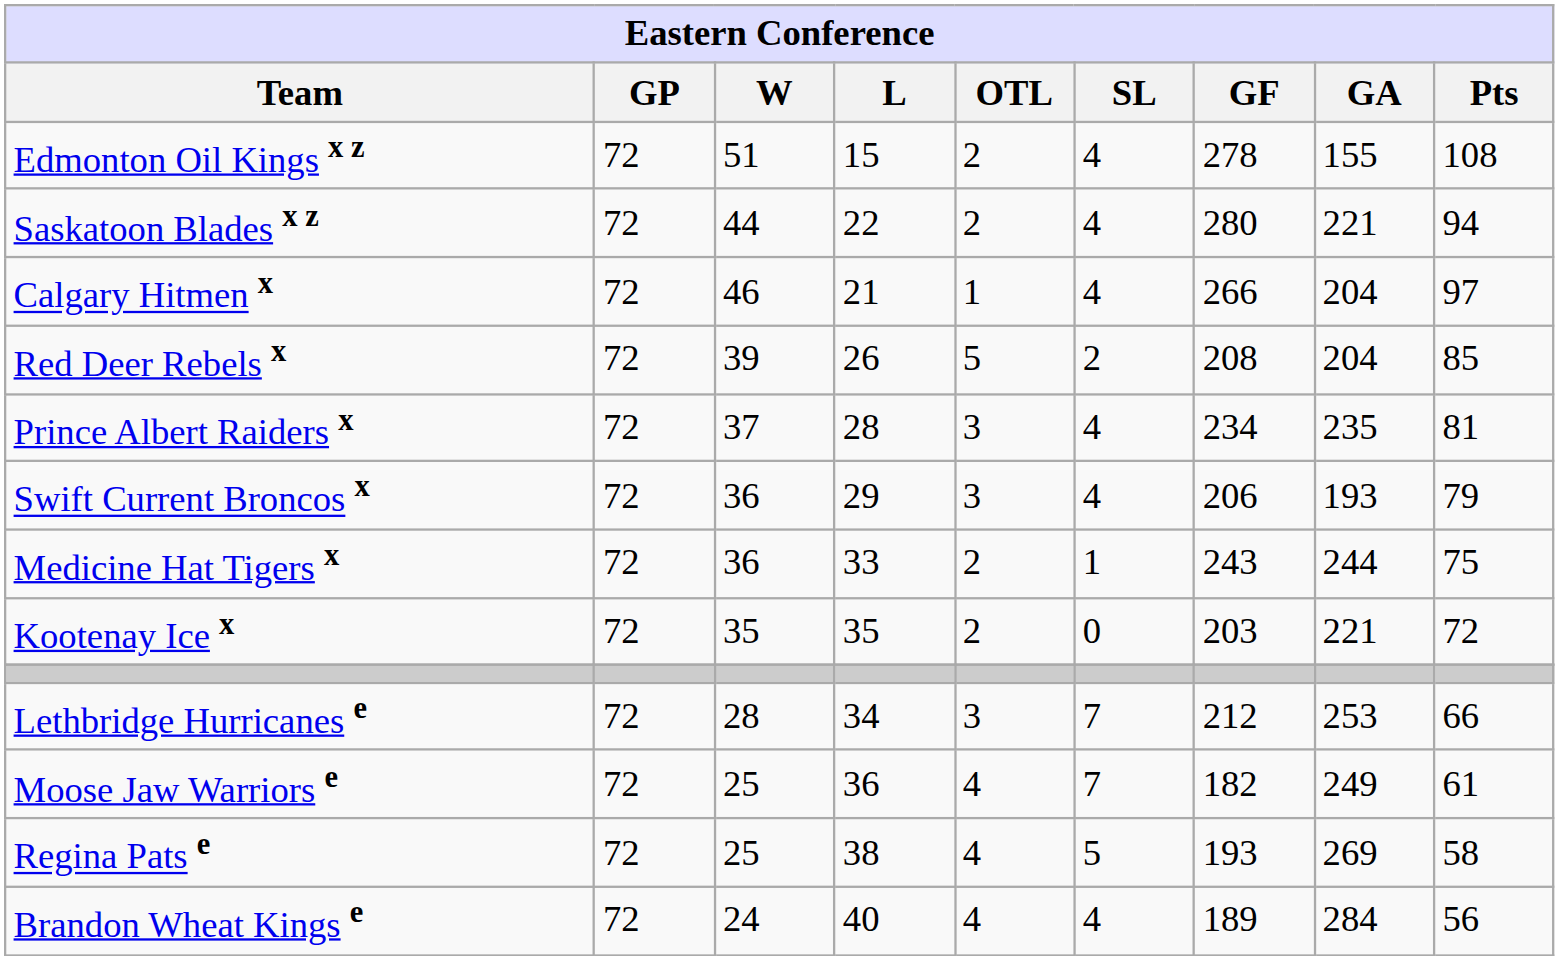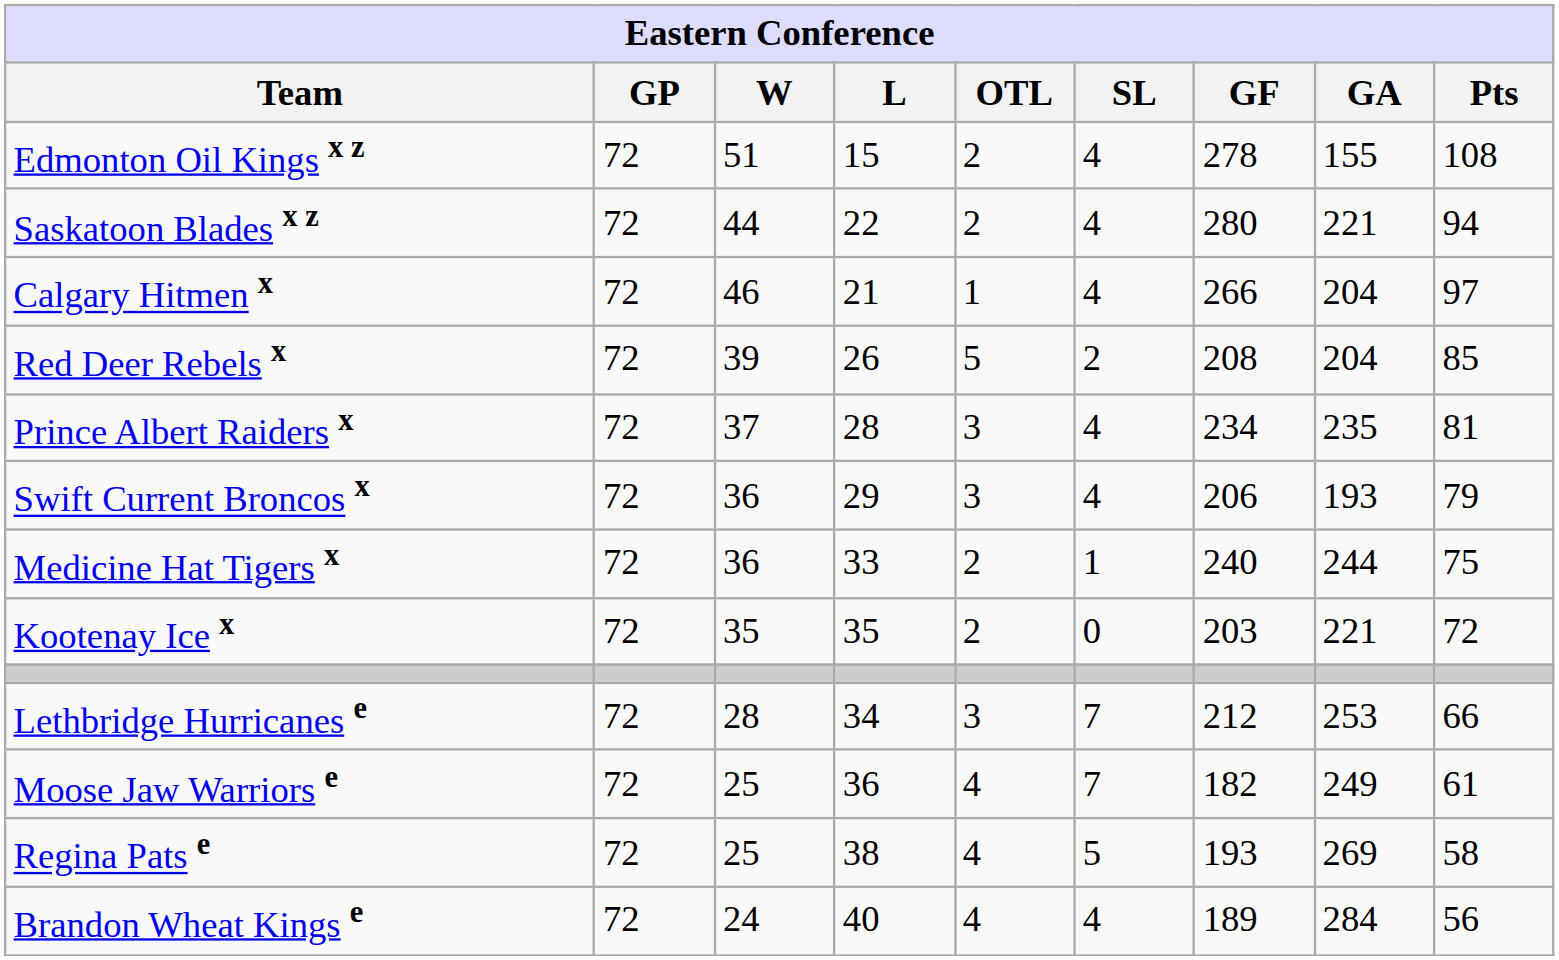(1230, 562) 243 -> (1230, 562) 240
